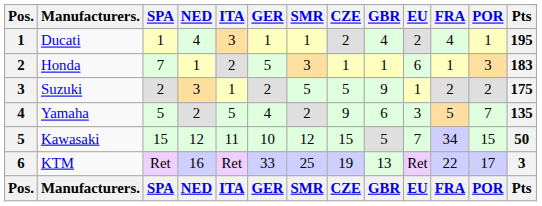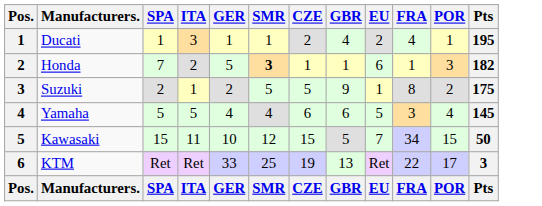- column: (196, 16)
(307, 65) normal -> (269, 65) bold
(522, 65) 183 -> (483, 65) 182
(450, 89) 2 -> (412, 89) 8
(307, 114) 2 -> (269, 114) 4
(346, 114) 9 -> (307, 114) 6
(417, 114) 3 -> (379, 114) 5
(450, 114) 5 -> (412, 114) 3
(488, 114) 7 -> (450, 114) 4
(522, 114) 135 -> (483, 114) 145
